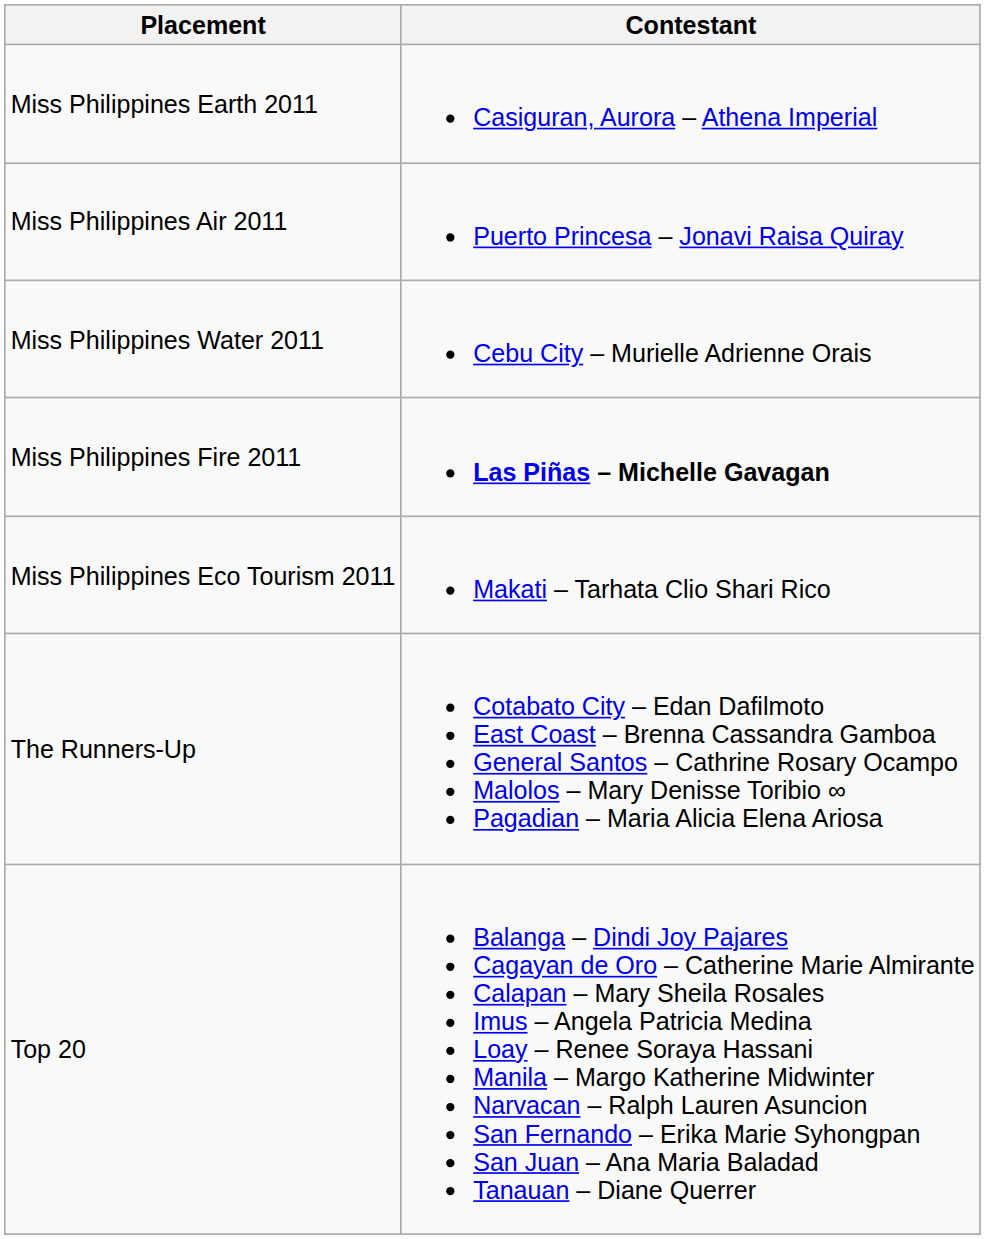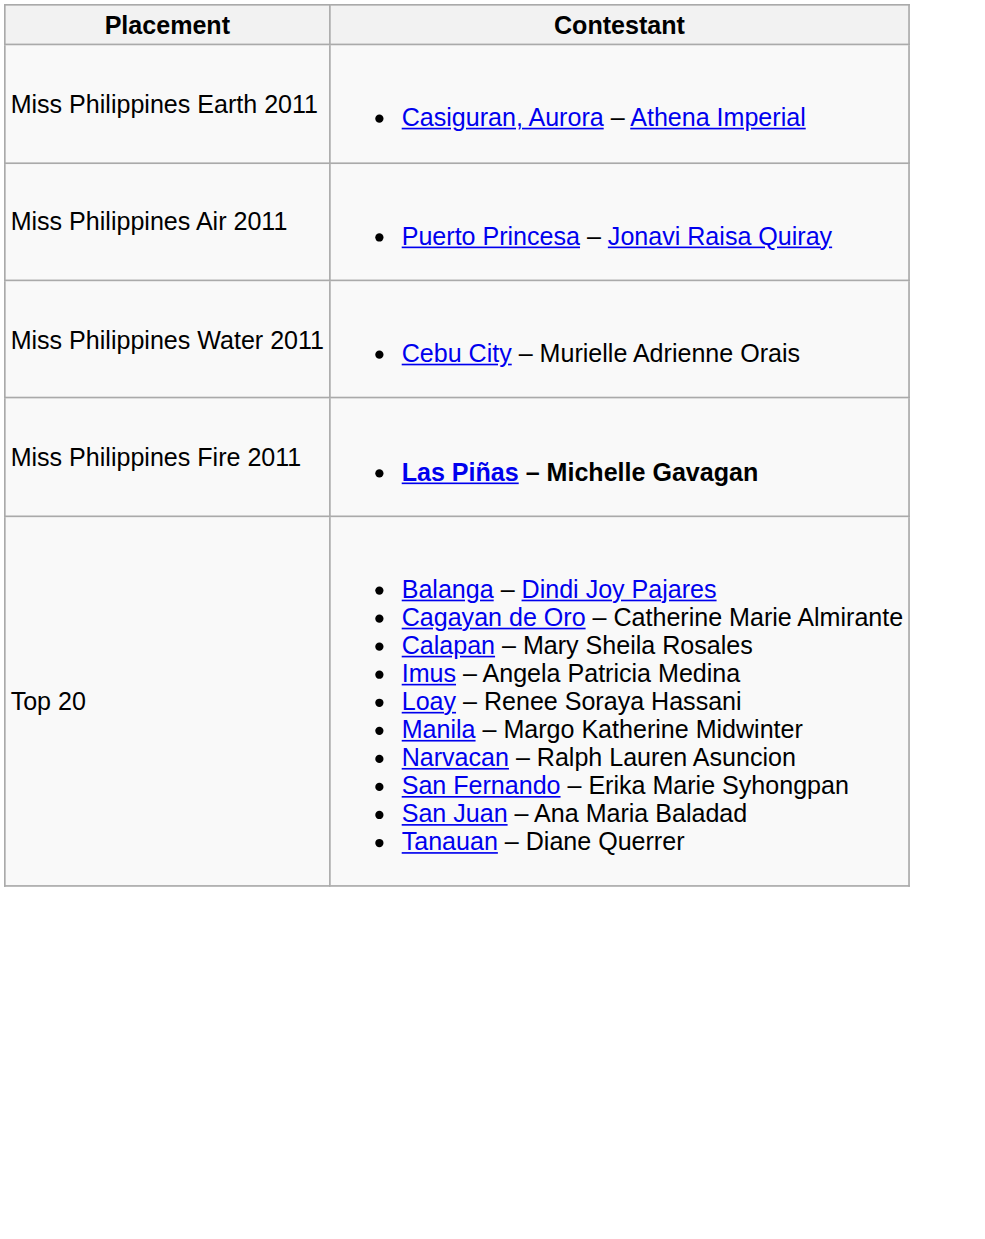- row: (203, 575)
- row: (103, 749)
